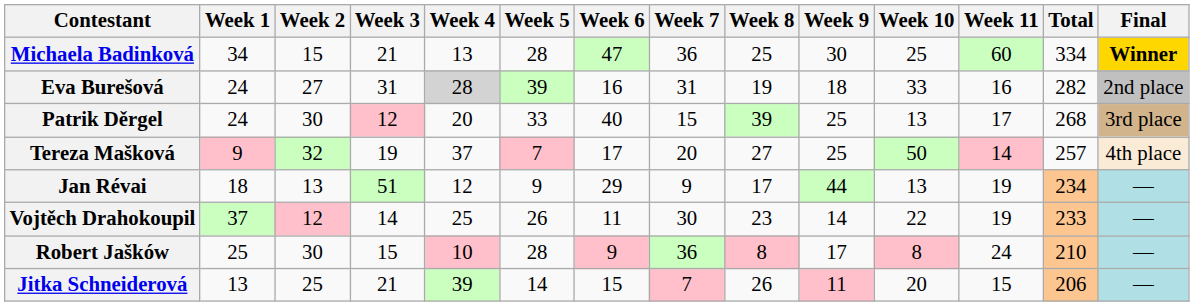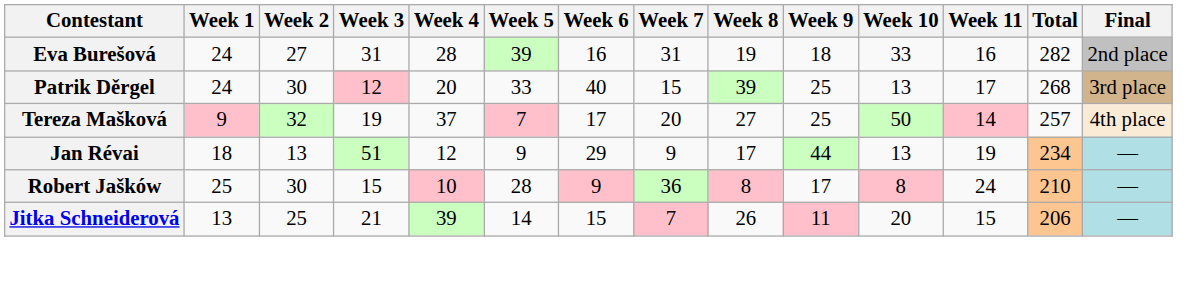- row: (102, 53)
(462, 86) lightgrey background -> (446, 53) no background
- row: (102, 218)
